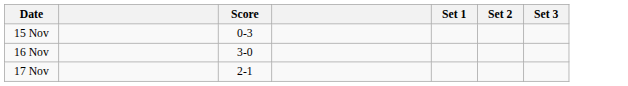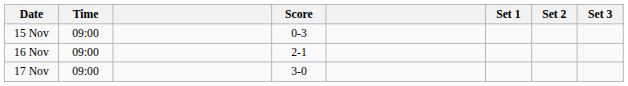+ column: (86, 14)
(245, 52) 3-0 -> (299, 52) 2-1
(245, 72) 2-1 -> (299, 72) 3-0
